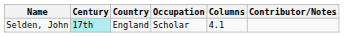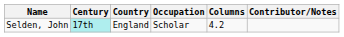(216, 25) 4.1 -> (216, 25) 4.2
